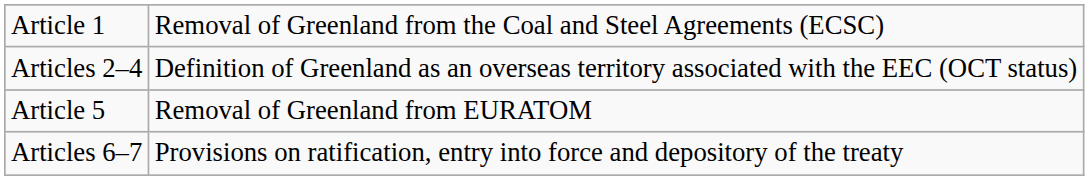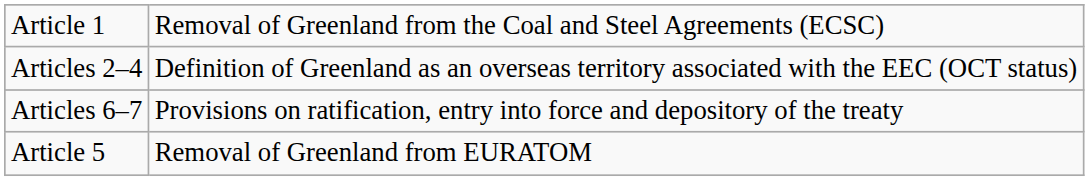rows swapped: (58, 110) <-> (77, 152)
